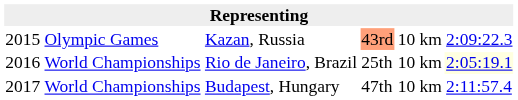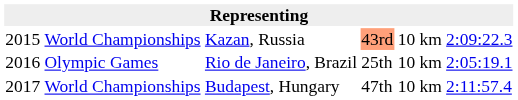(101, 39) Olympic Games -> (123, 39) World Championships
(123, 62) World Championships -> (101, 62) Olympic Games
(479, 62) lightyellow background -> (479, 62) no background
